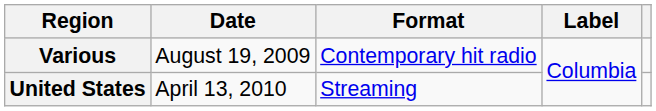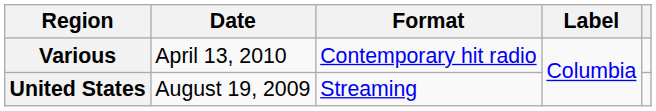(233, 55) August 19, 2009 -> (221, 55) April 13, 2010
(221, 88) April 13, 2010 -> (233, 88) August 19, 2009
